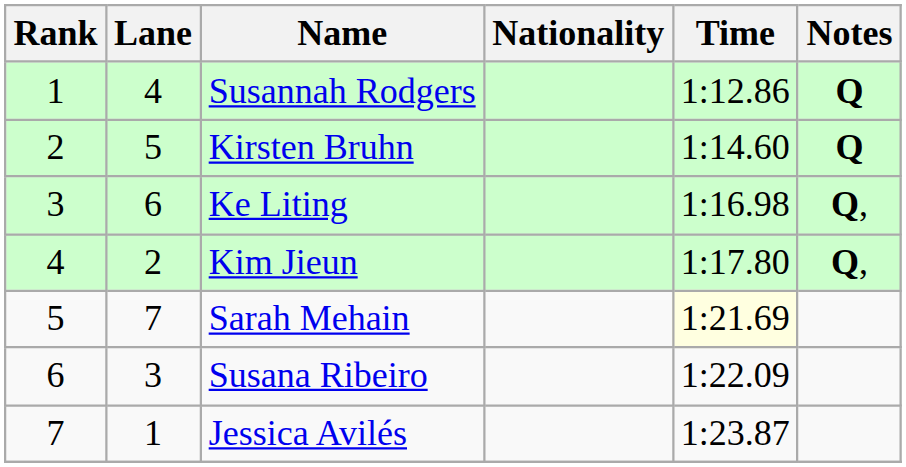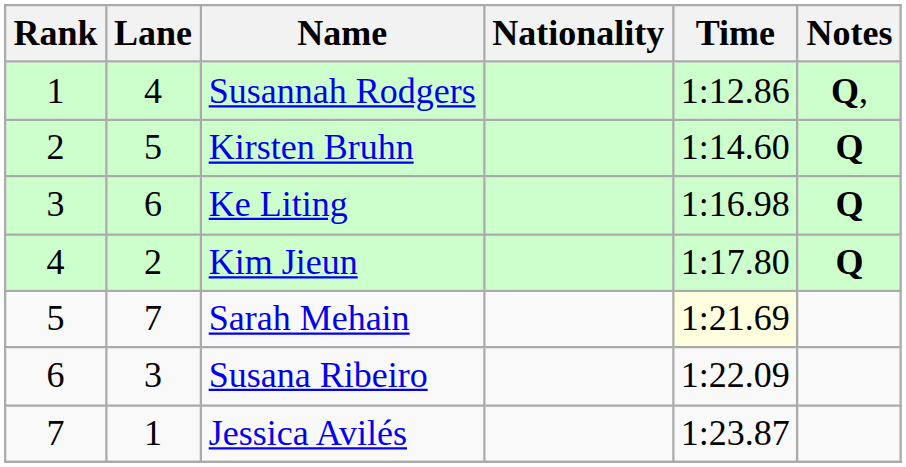(849, 90) Q -> (849, 90) Q,
(849, 204) Q, -> (849, 204) Q
(849, 261) Q, -> (849, 261) Q
